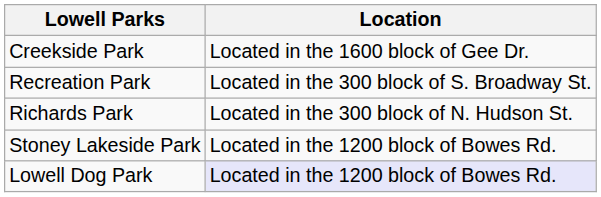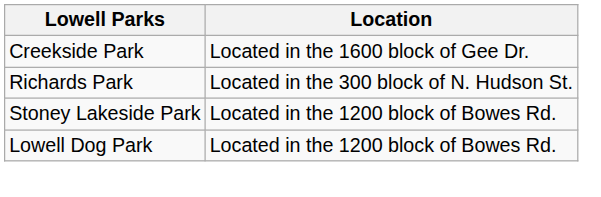- row: (80, 82)
(383, 176) lavender background -> (383, 144) no background
